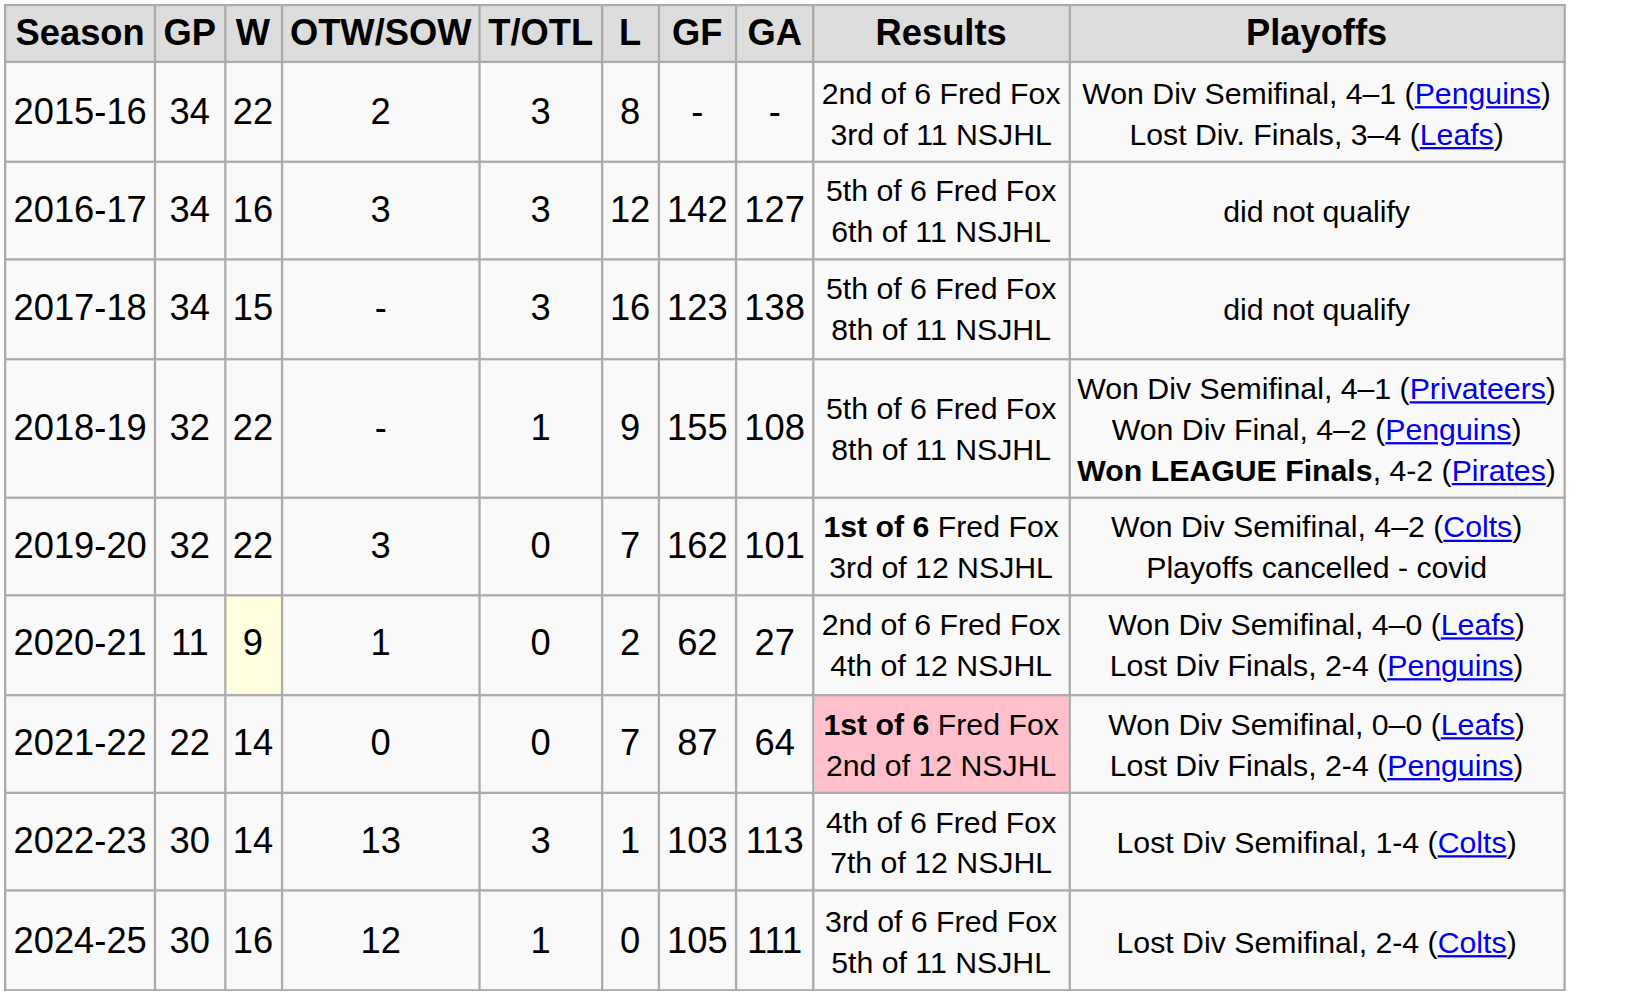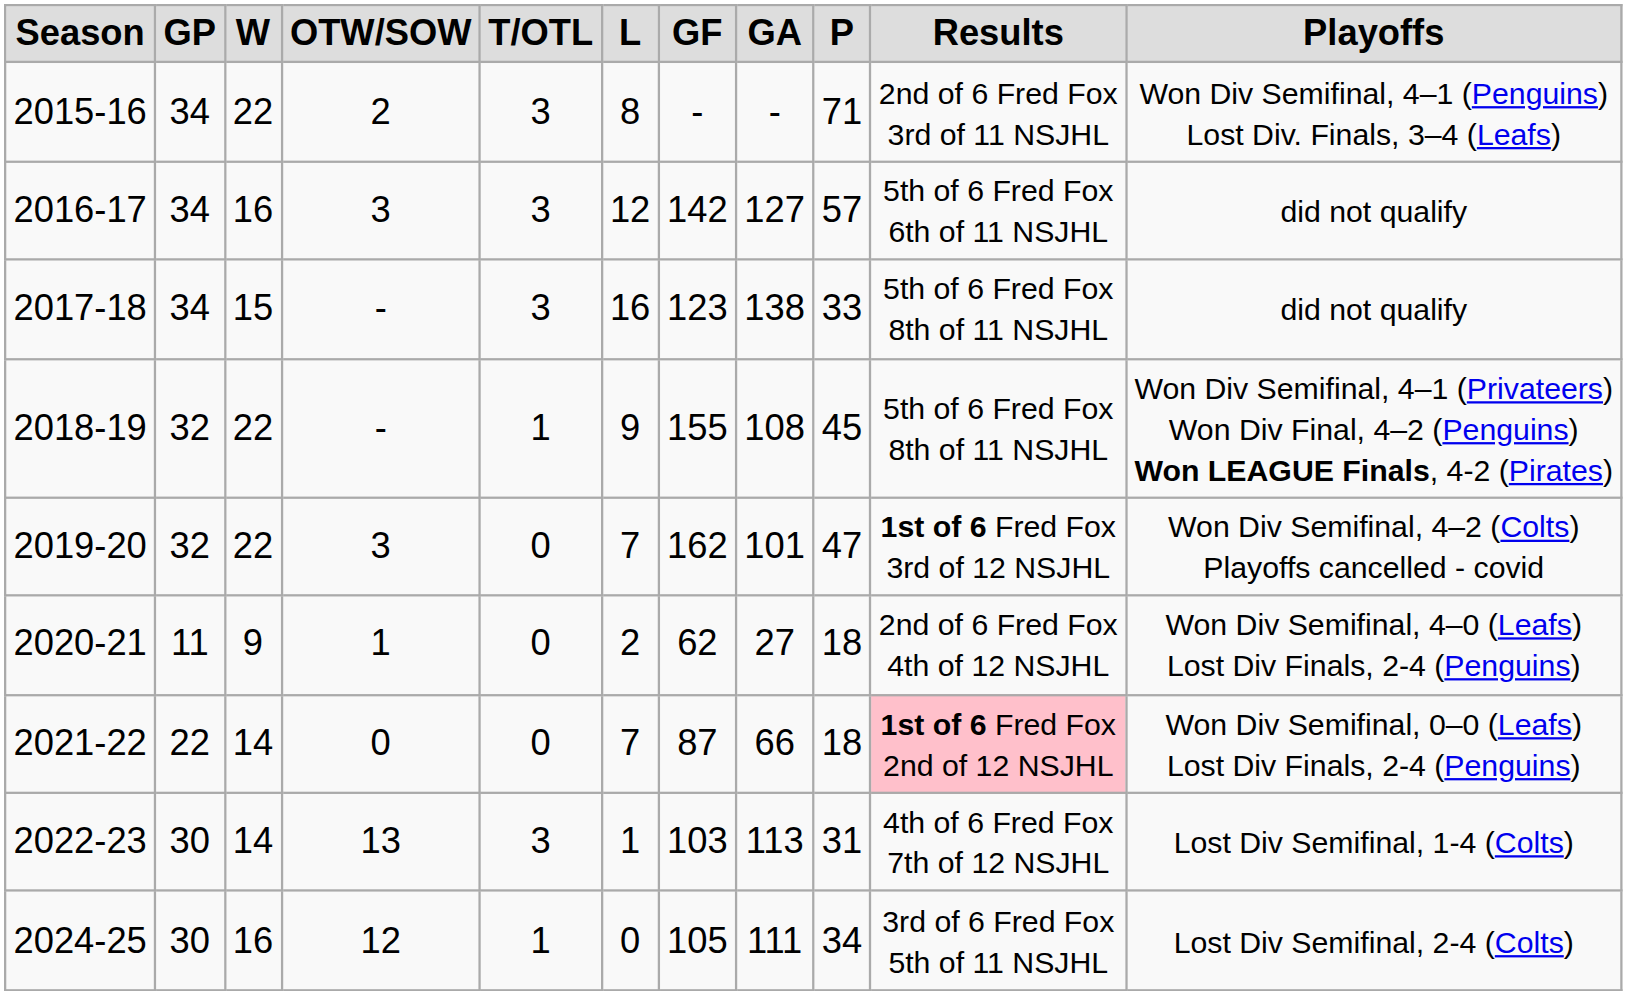+ column: (842, 33)
(253, 644) lightyellow background -> (253, 644) no background
(775, 742) 64 -> (775, 742) 66
